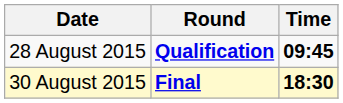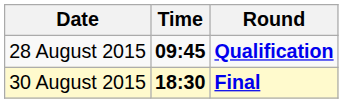columns swapped: (308, 20) <-> (215, 20)
